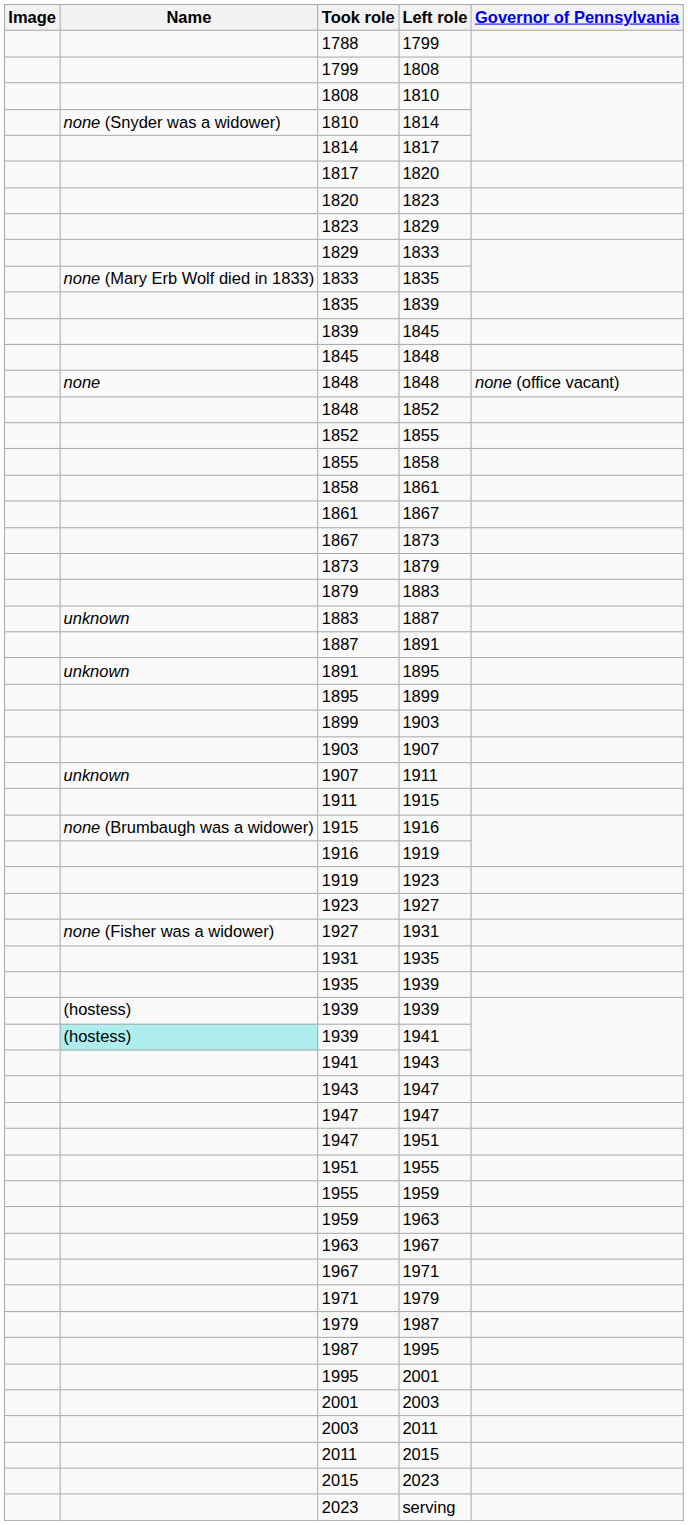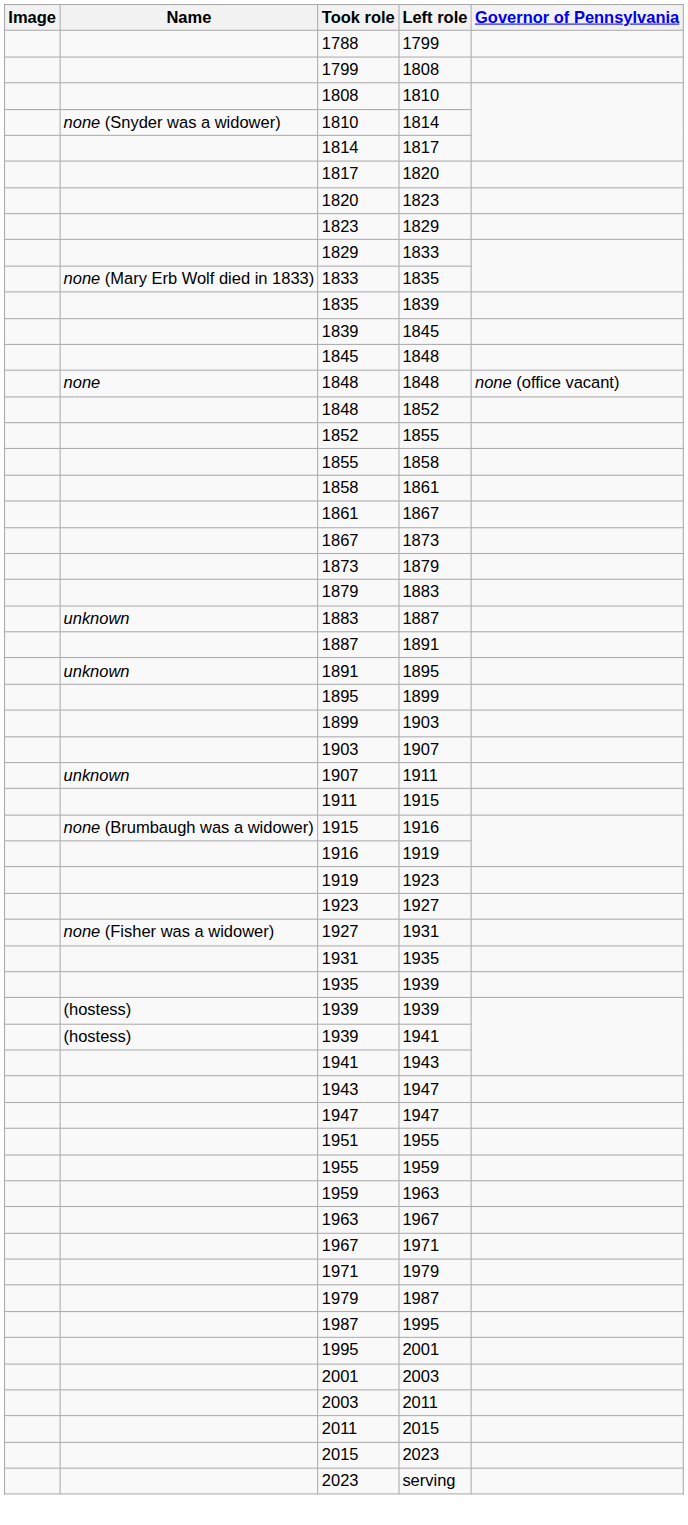(97, 1036) paleturquoise background -> (97, 1036) no background
- row: (340, 1141)
